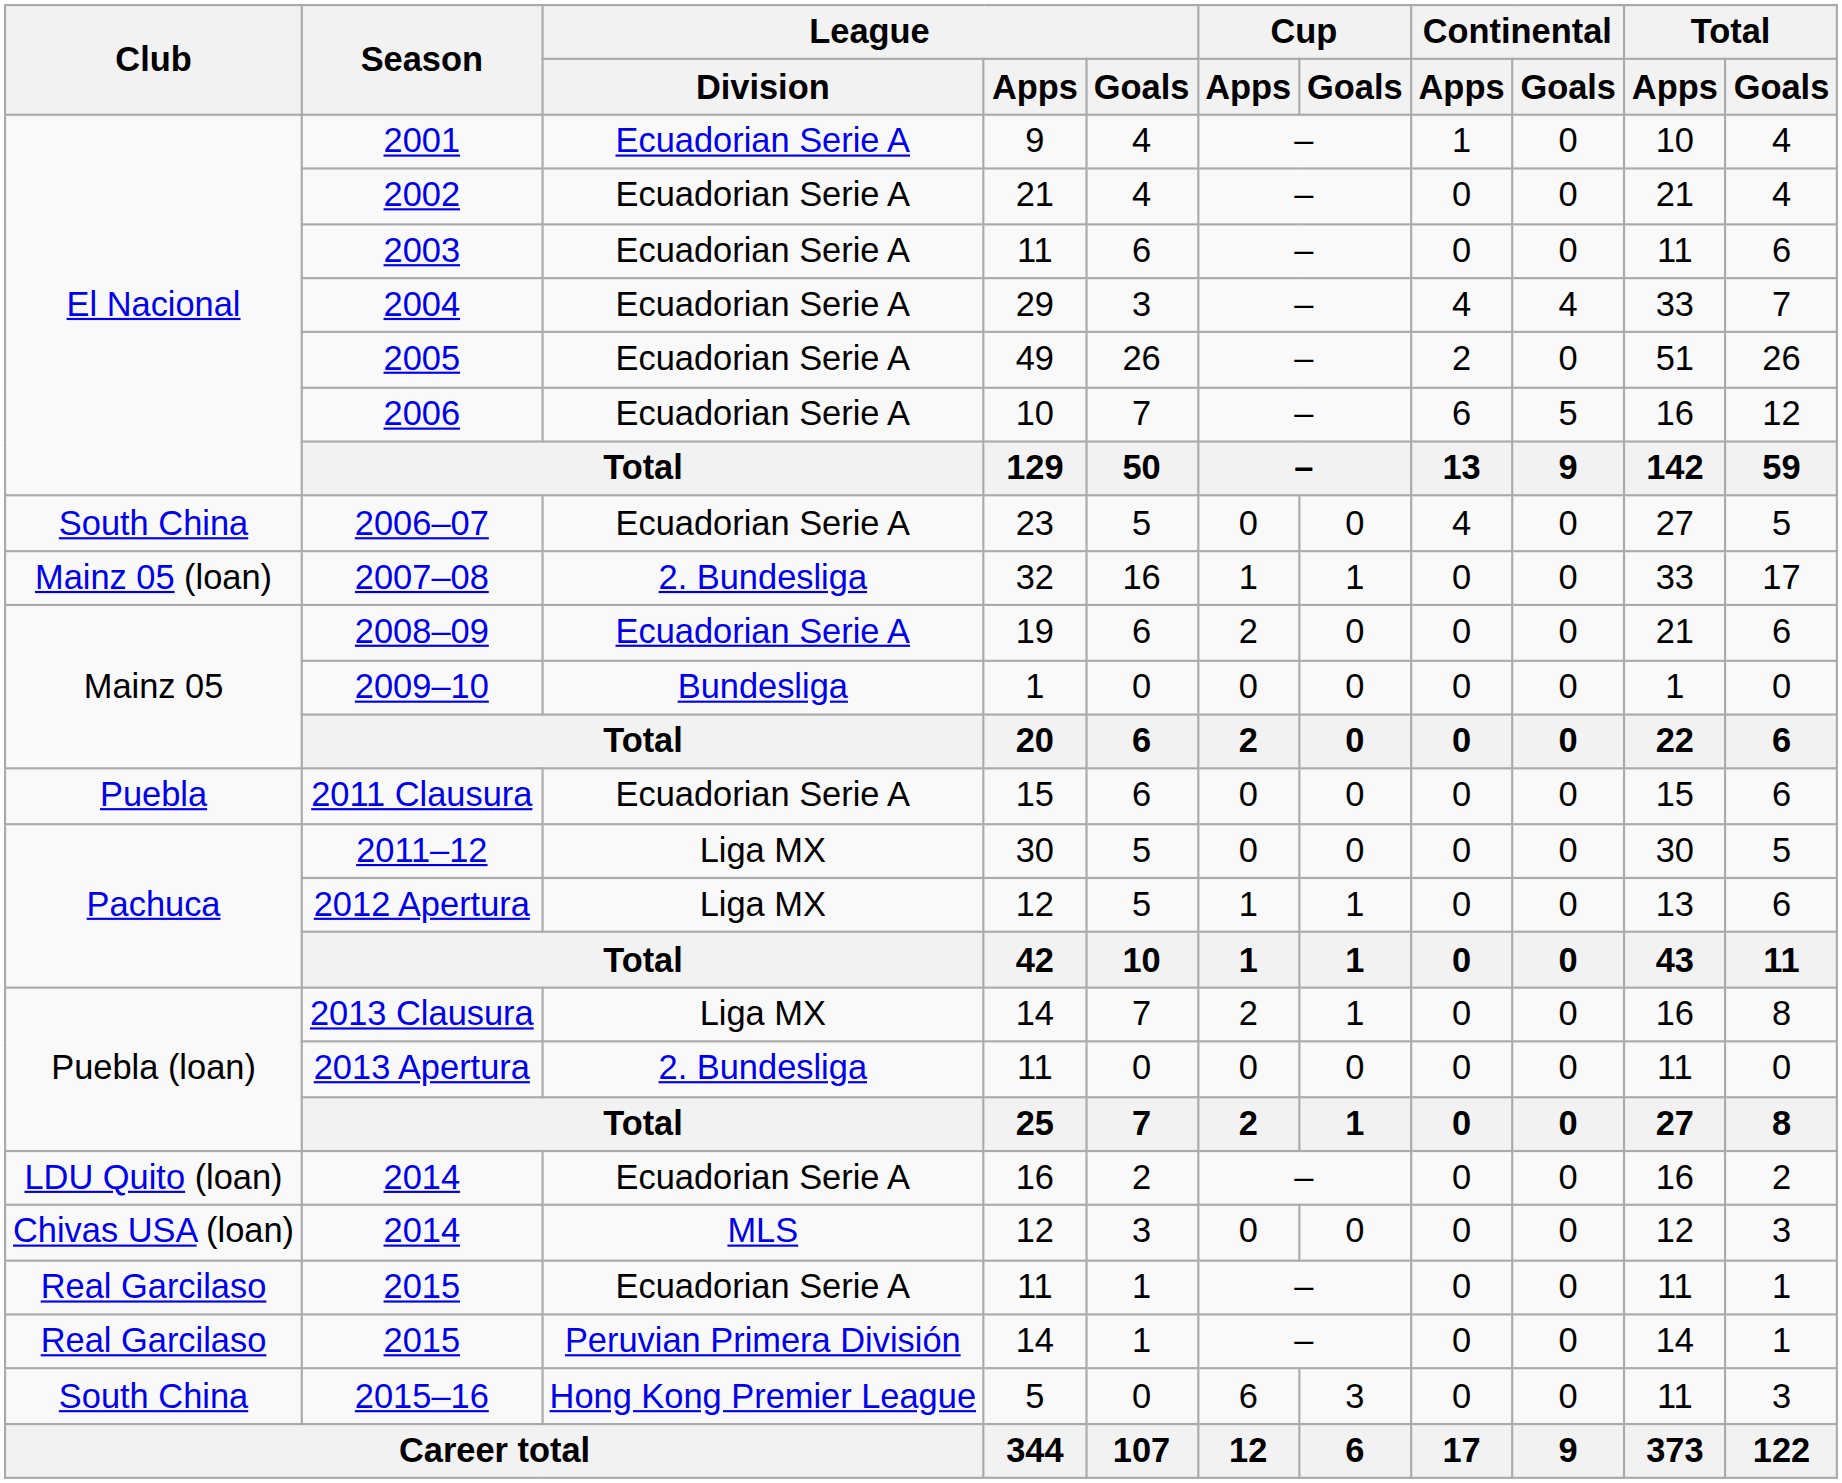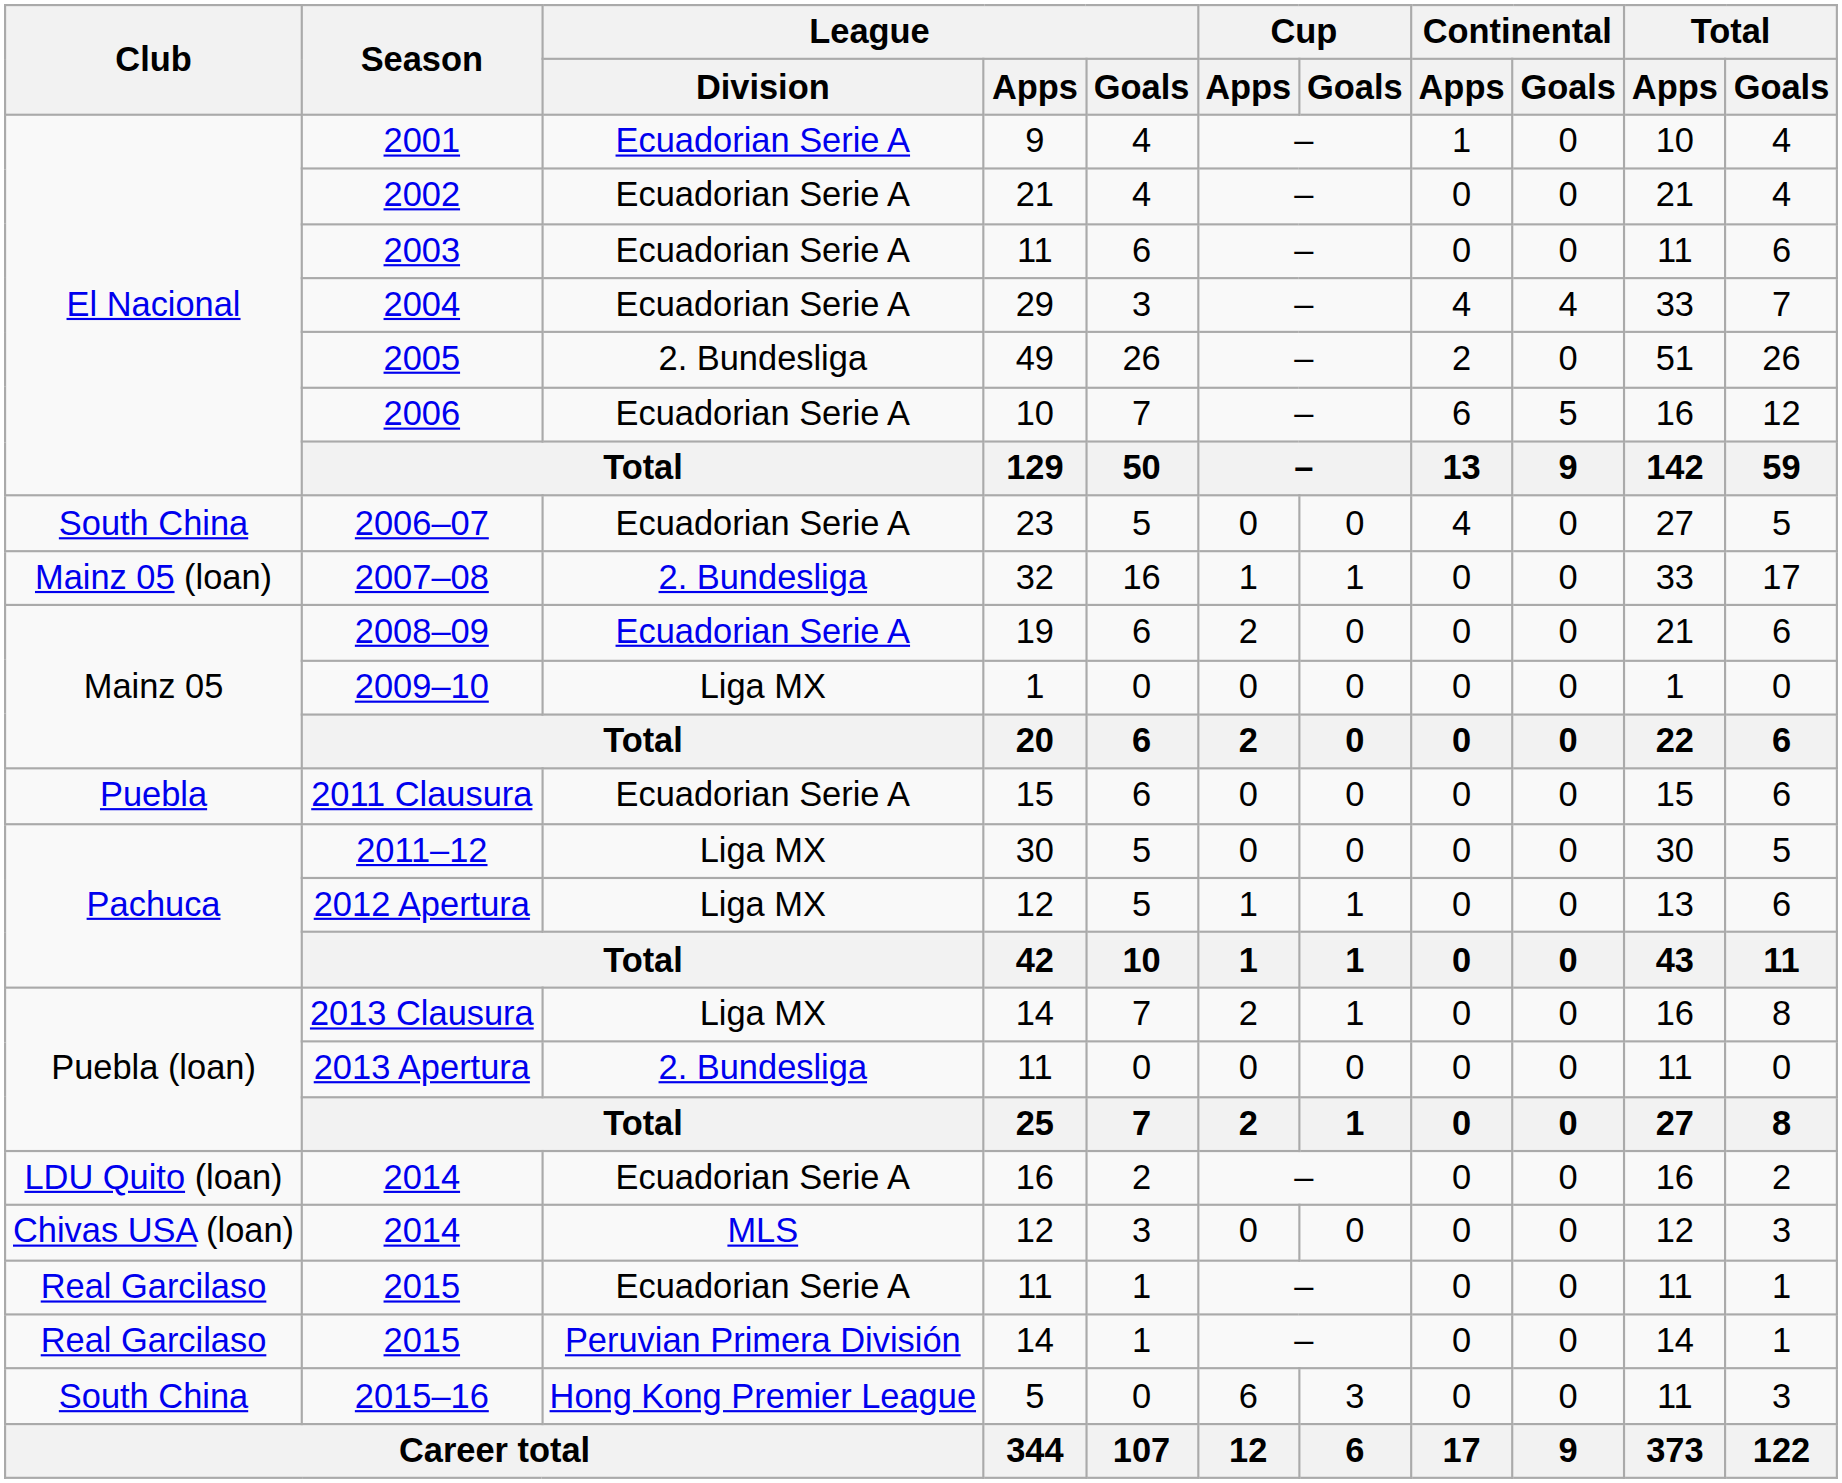(763, 359) Ecuadorian Serie A -> (763, 359) 2. Bundesliga
(763, 686) Bundesliga -> (763, 686) Liga MX
